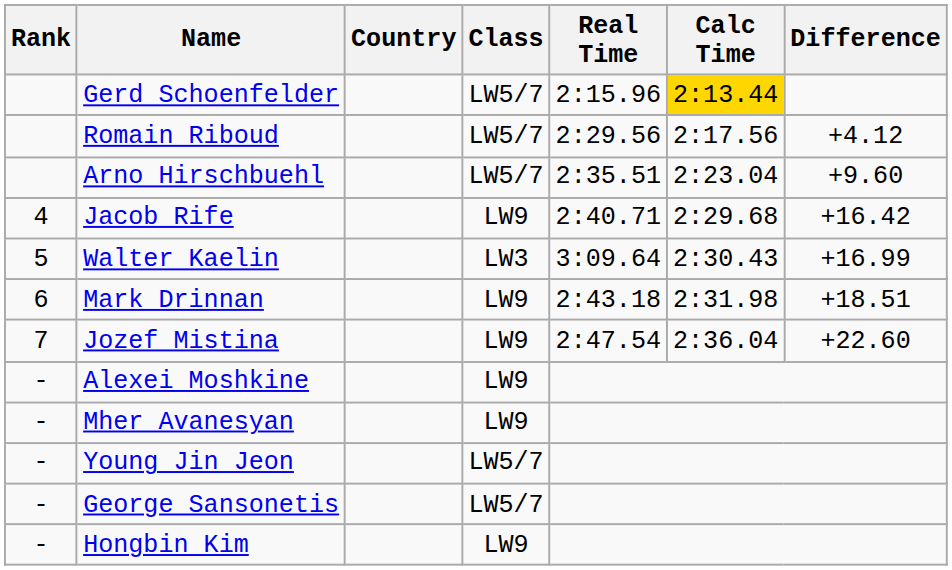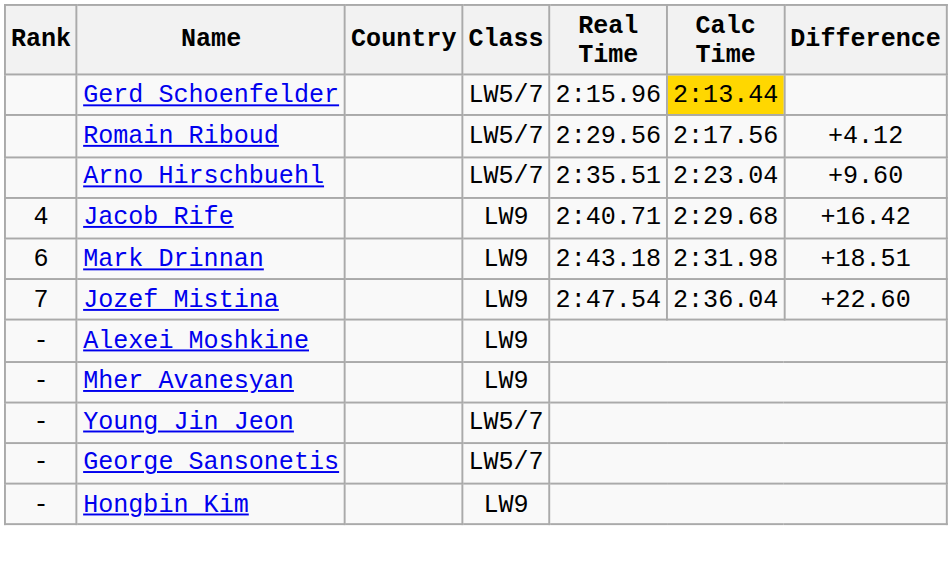- row: (181, 259)
